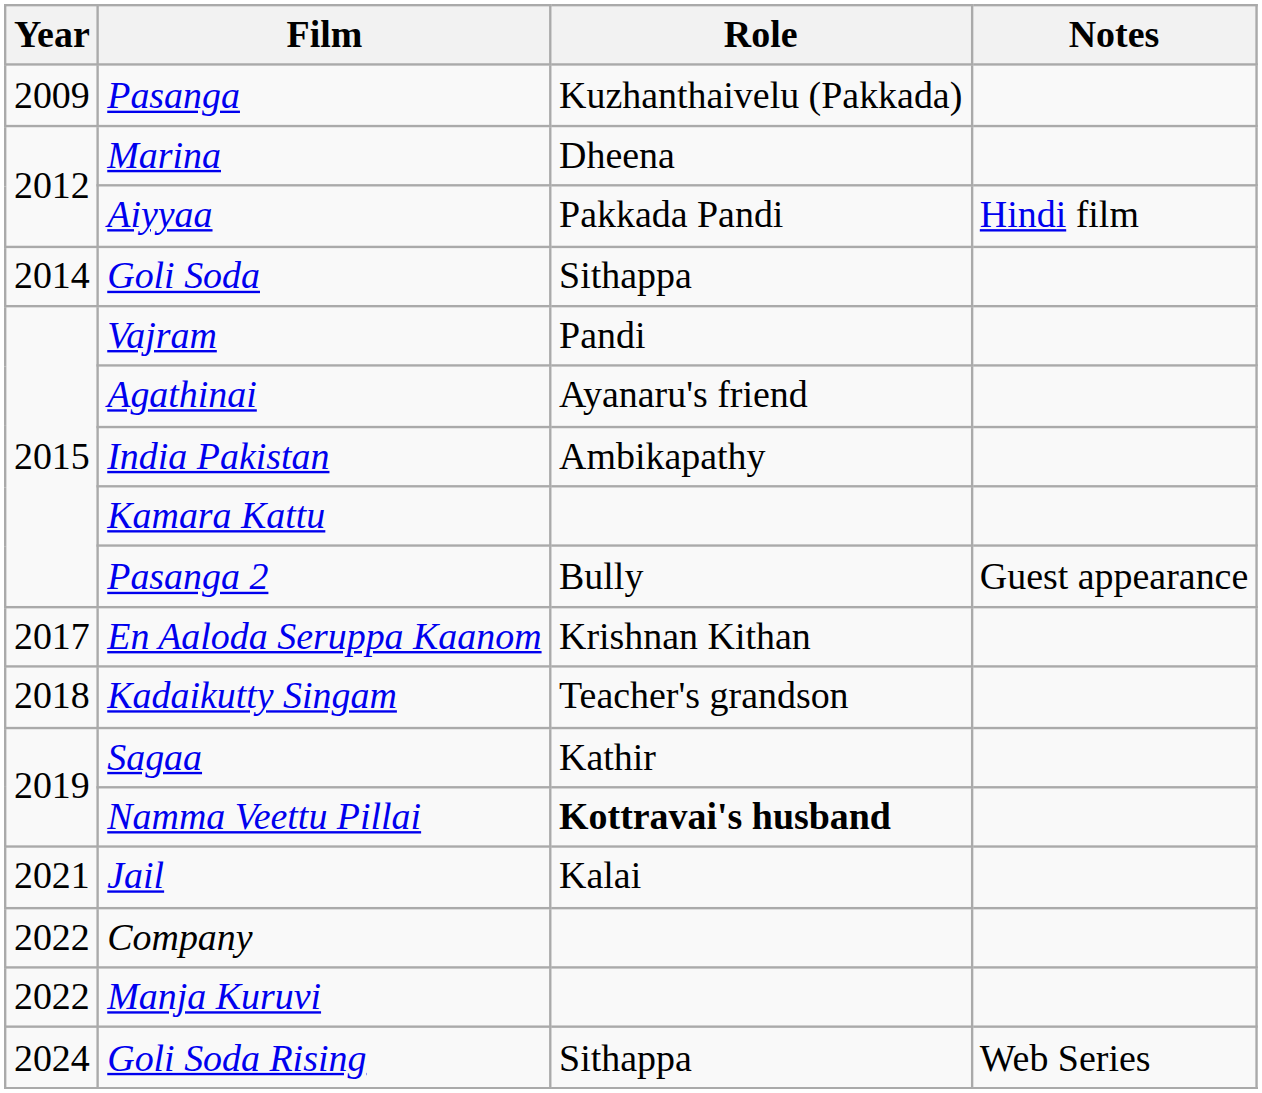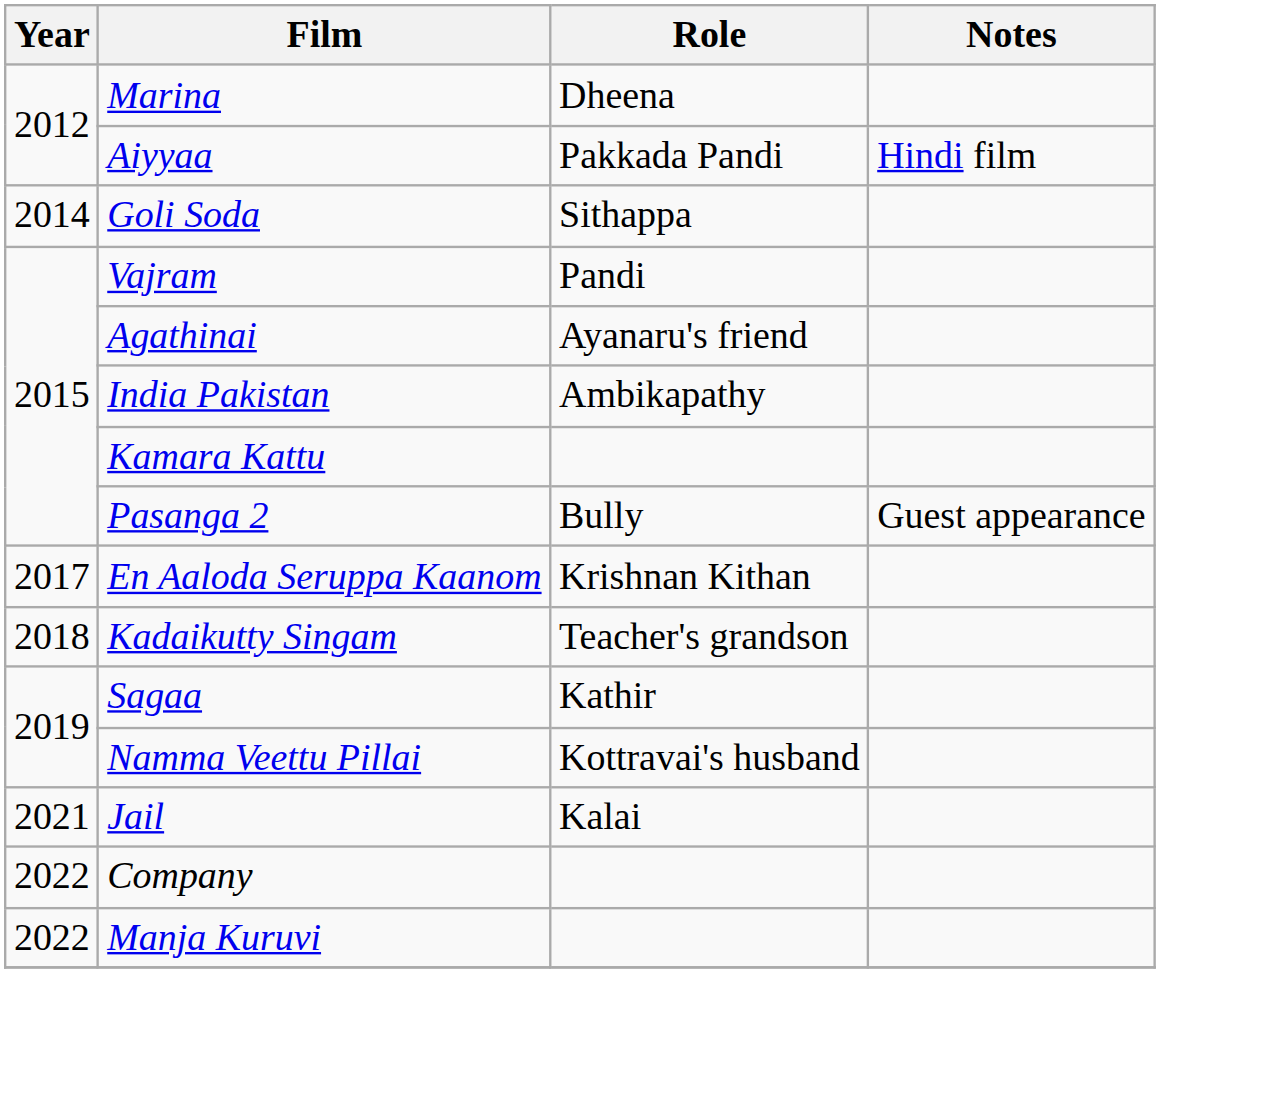- row: (174, 94)
(725, 816) bold -> (709, 756) normal
- row: (237, 1056)
